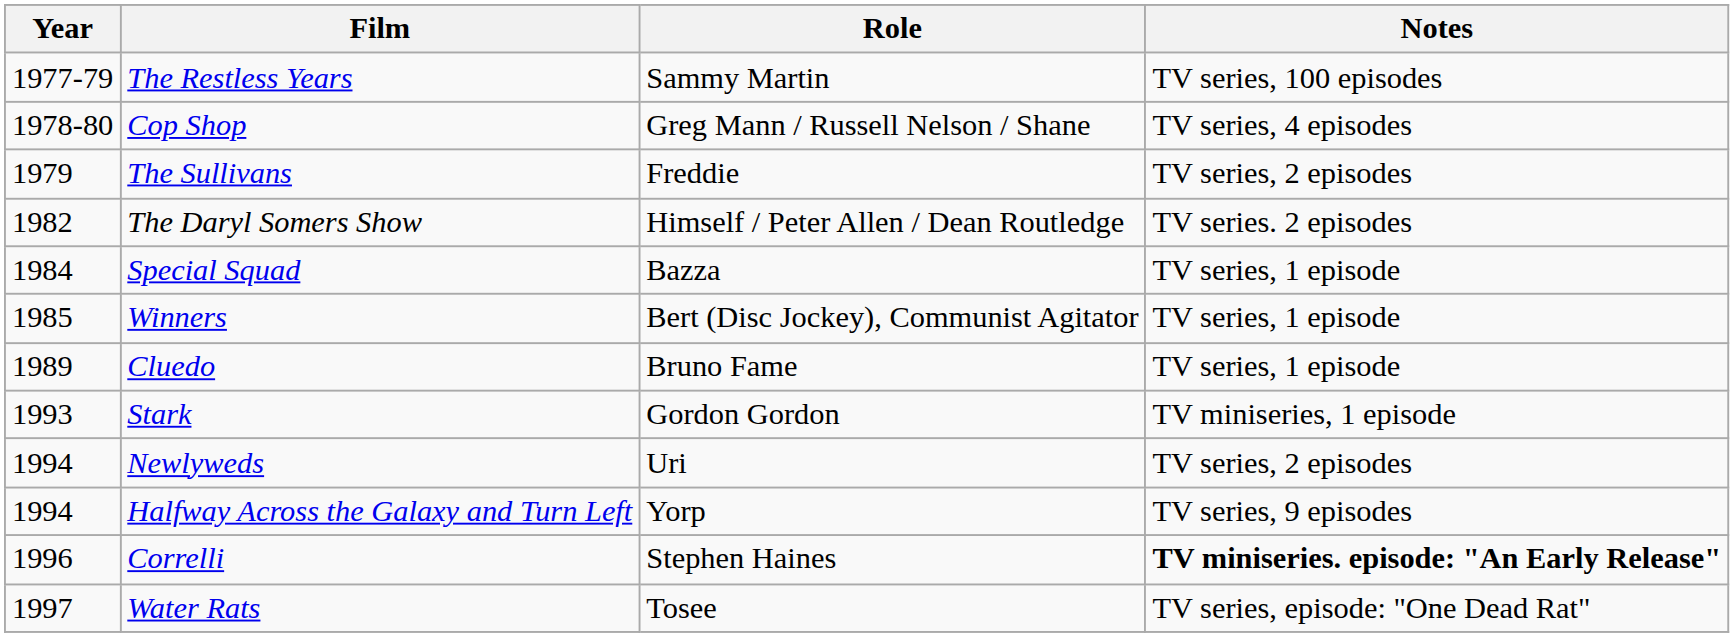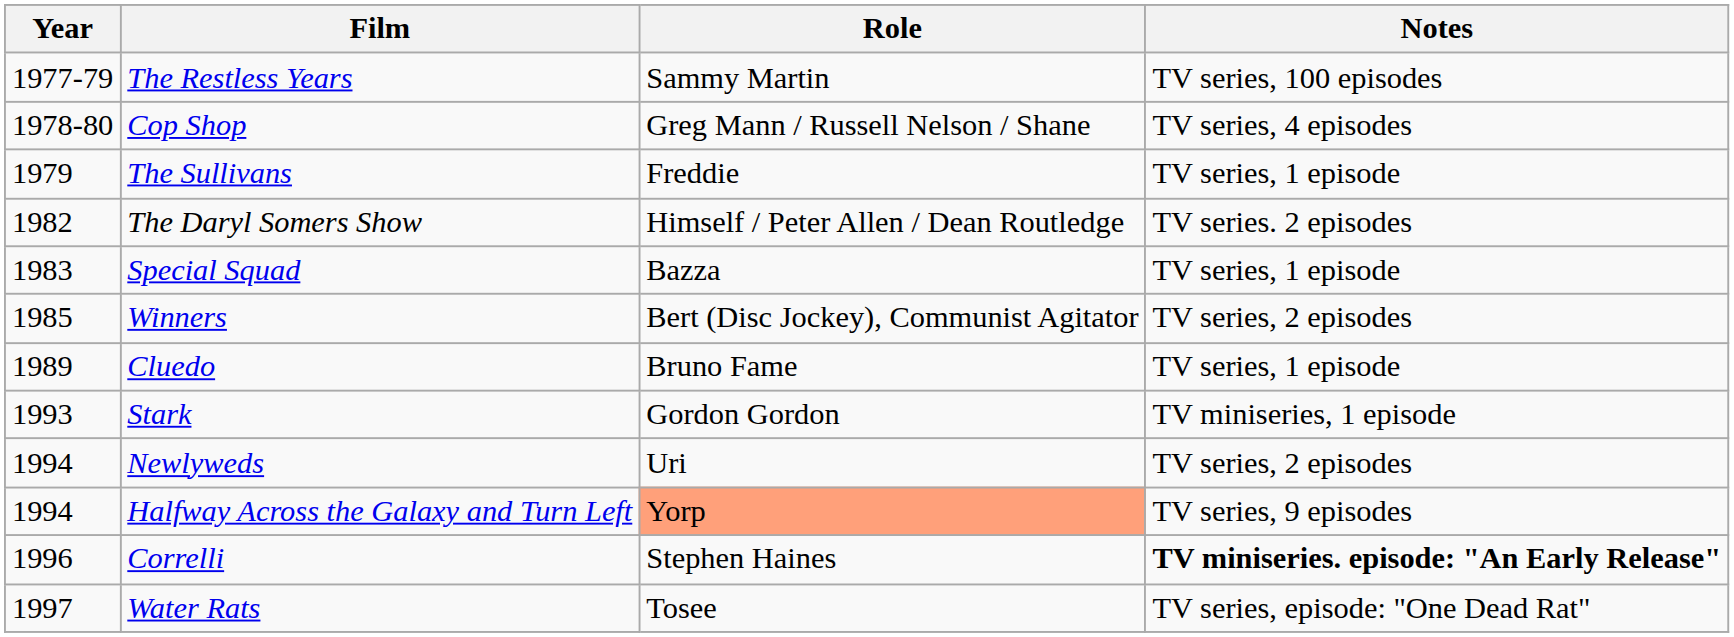(1282, 173) TV series, 2 episodes -> (1276, 173) TV series, 1 episode
(42, 269) 1984 -> (42, 269) 1983
(1276, 317) TV series, 1 episode -> (1282, 317) TV series, 2 episodes
(676, 510) no background -> (676, 510) lightsalmon background
